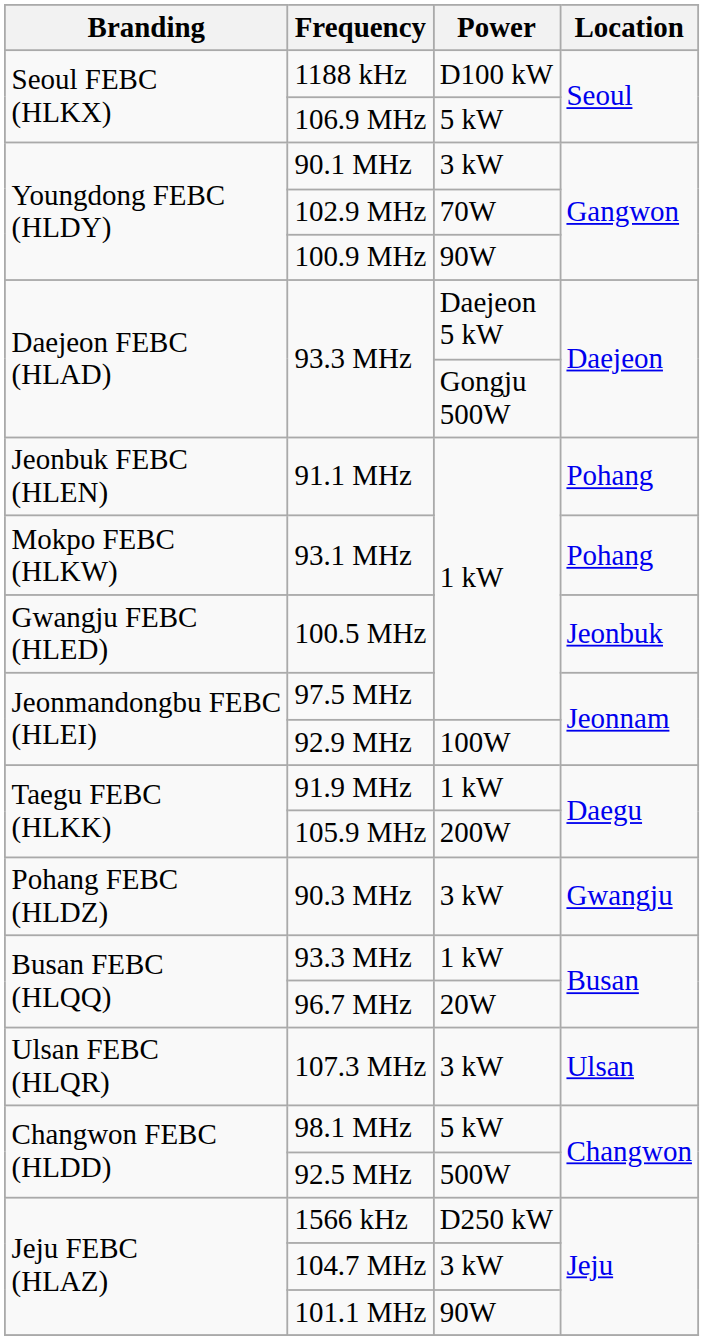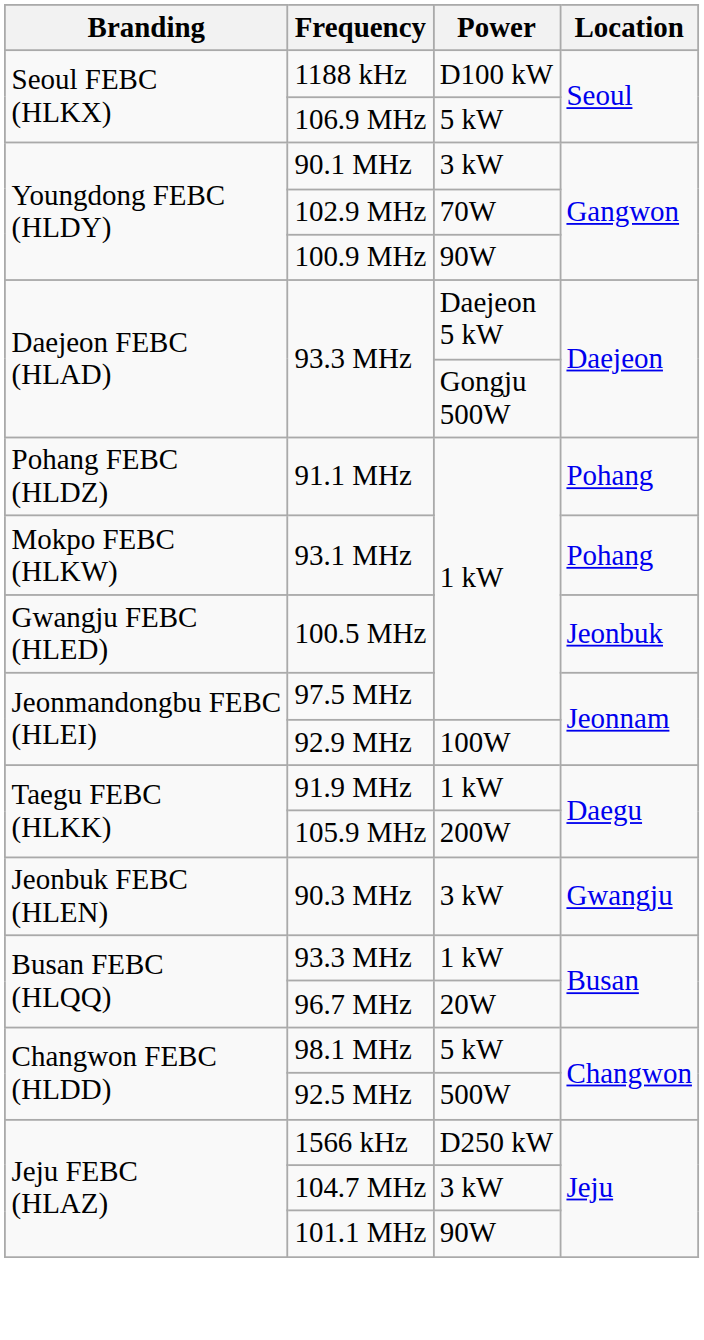(100, 476) Jeonbuk FEBC (HLEN) -> (95, 476) Pohang FEBC (HLDZ)
(95, 895) Pohang FEBC (HLDZ) -> (100, 895) Jeonbuk FEBC (HLEN)
- row: (360, 1065)
